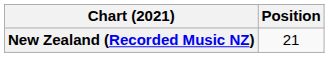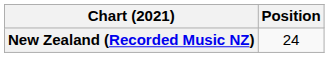(291, 40) 21 -> (291, 40) 24
